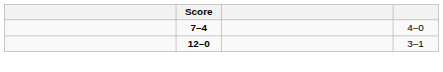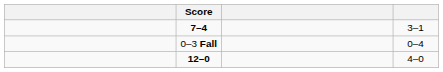(416, 28) 4–0 -> (416, 28) 3–1
+ row: (199, 43)
(416, 43) 3–1 -> (416, 59) 4–0
